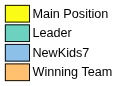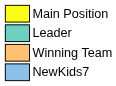rows swapped: (72, 72) <-> (61, 53)
